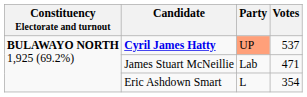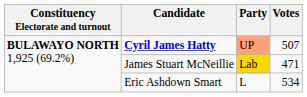(291, 45) 537 -> (291, 45) 507
(248, 63) no background -> (248, 63) gold background
(291, 82) 354 -> (291, 82) 534
